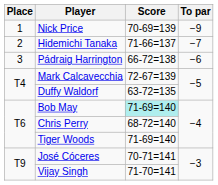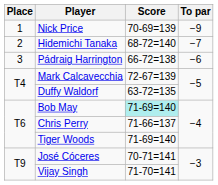(152, 44) 71-66=137 -> (152, 44) 68-72=140
(152, 124) 68-72=140 -> (152, 124) 71-66=137
